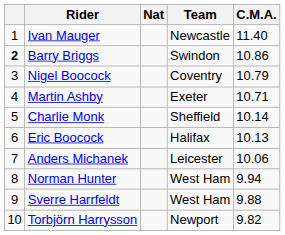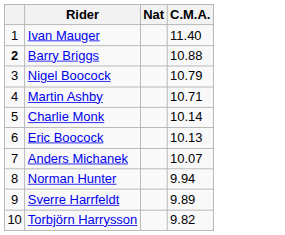- column: (200, 14)
(253, 55) 10.86 -> (186, 55) 10.88
(253, 158) 10.06 -> (186, 158) 10.07
(249, 199) 9.88 -> (183, 199) 9.89
